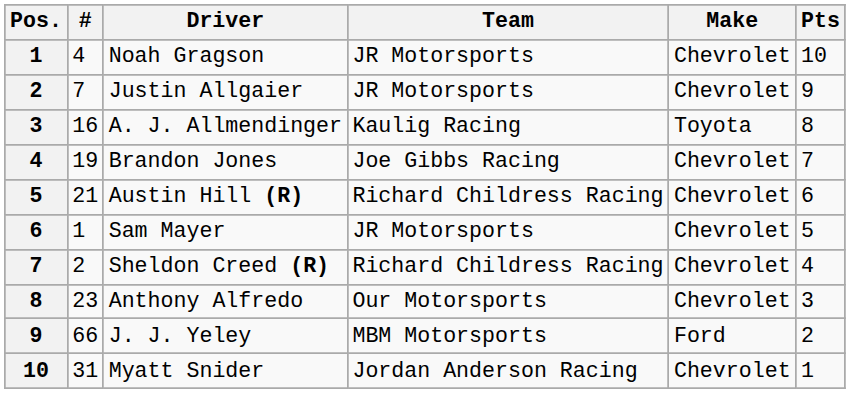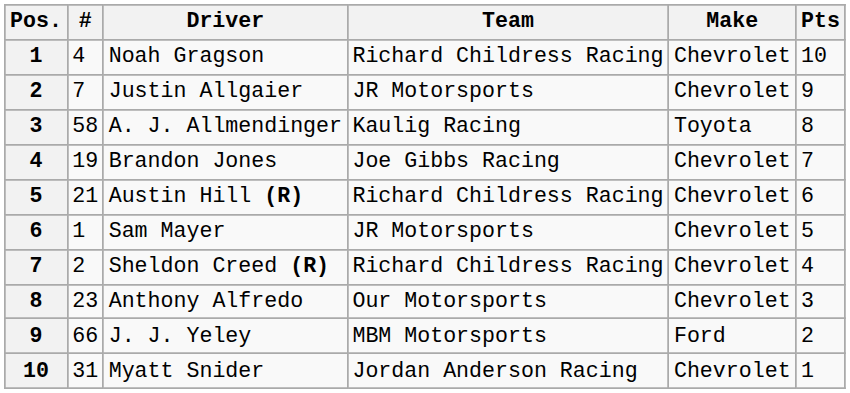(443, 58) JR Motorsports -> (508, 58) Richard Childress Racing
(85, 127) 16 -> (85, 127) 58
